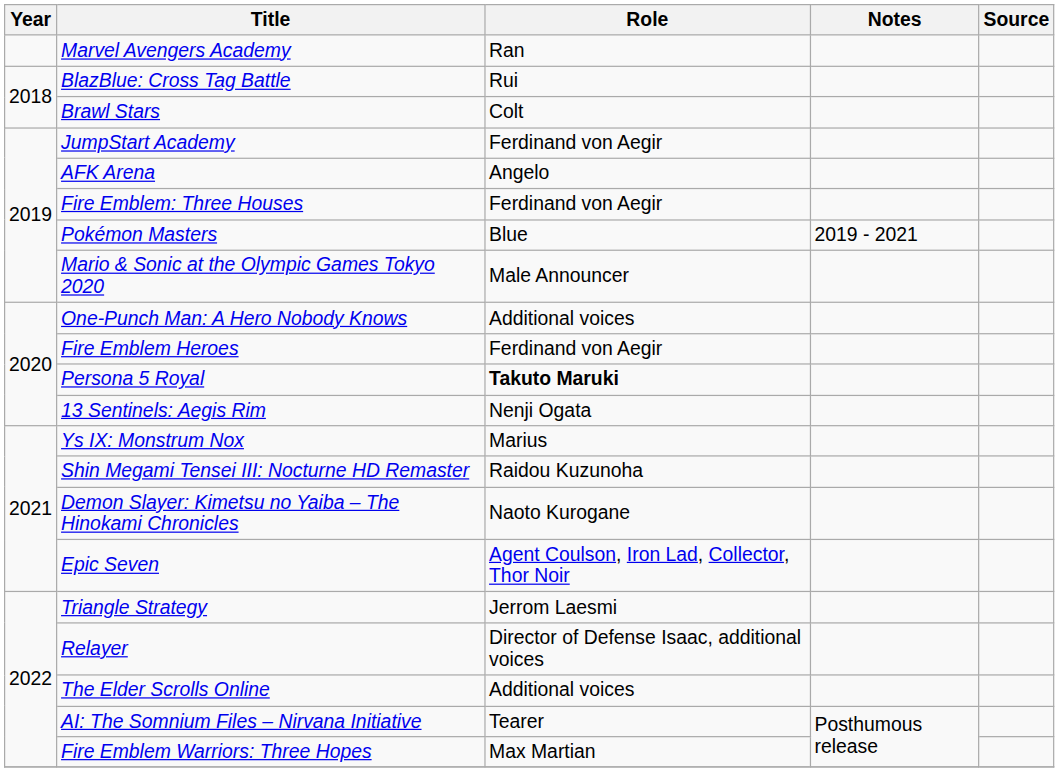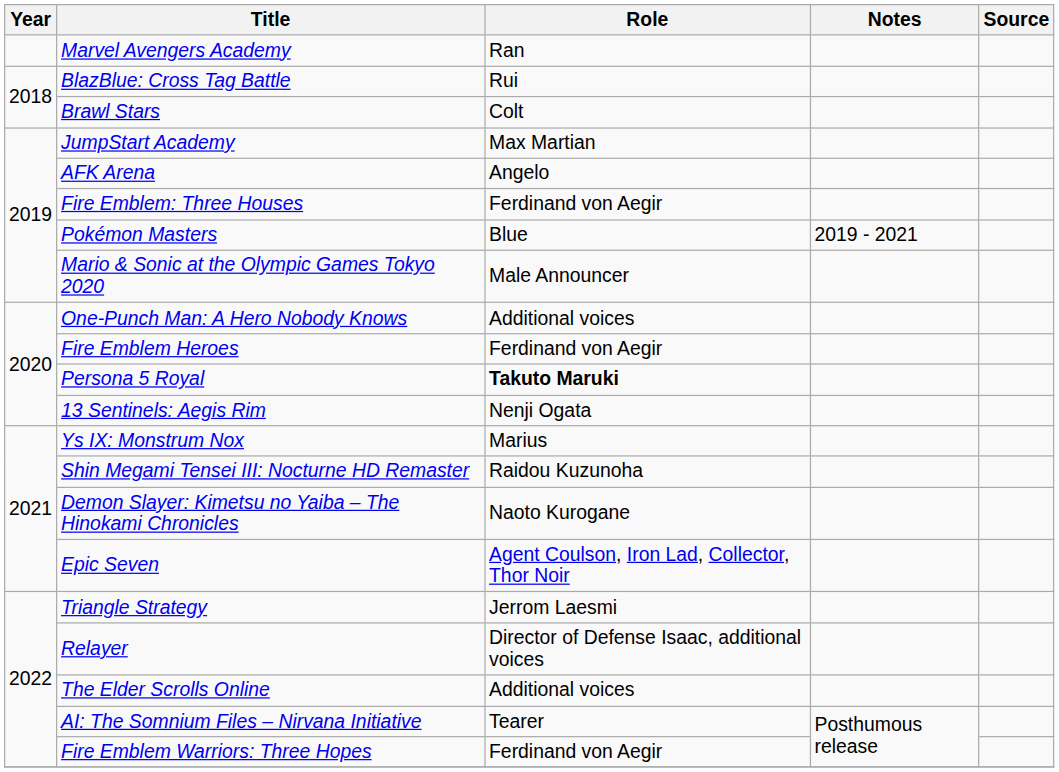(576, 142) Ferdinand von Aegir -> (542, 142) Max Martian
(542, 751) Max Martian -> (576, 751) Ferdinand von Aegir
